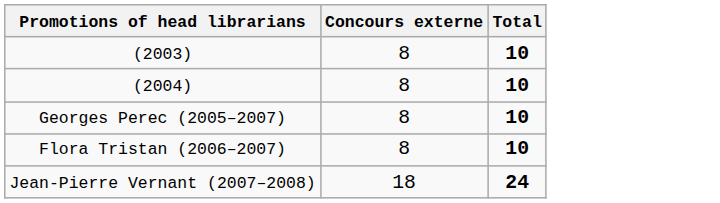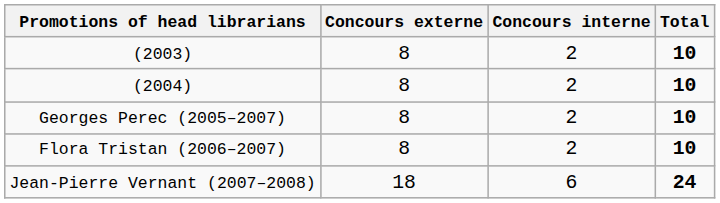+ column: (572, 22)
